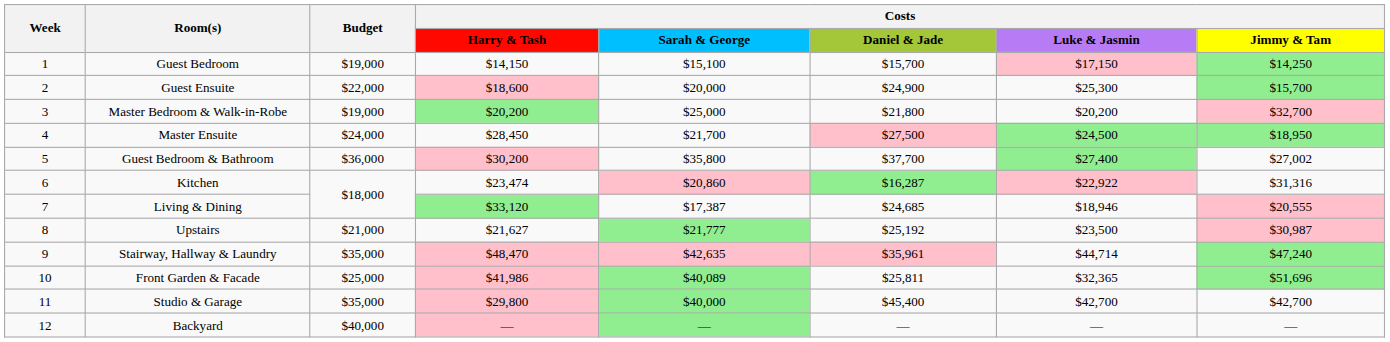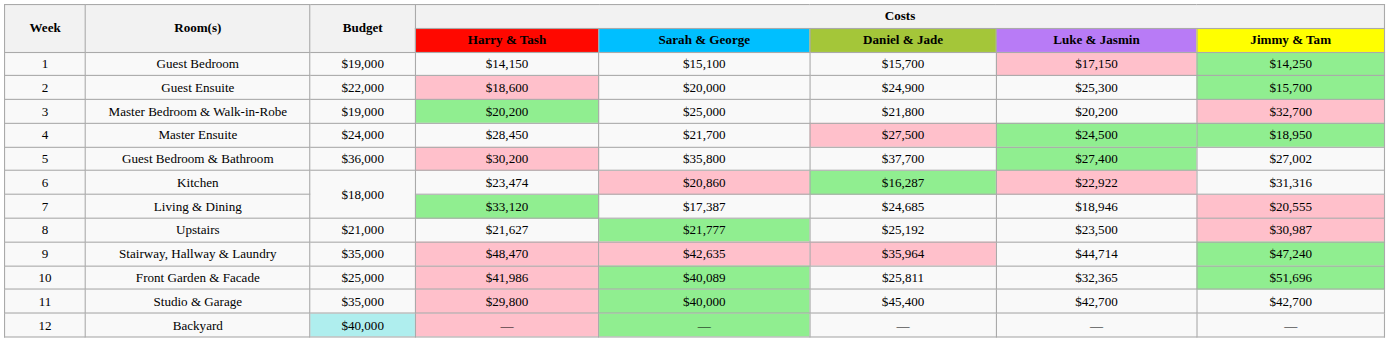(903, 254) $35,961 -> (903, 254) $35,964
(363, 325) no background -> (363, 325) paleturquoise background
